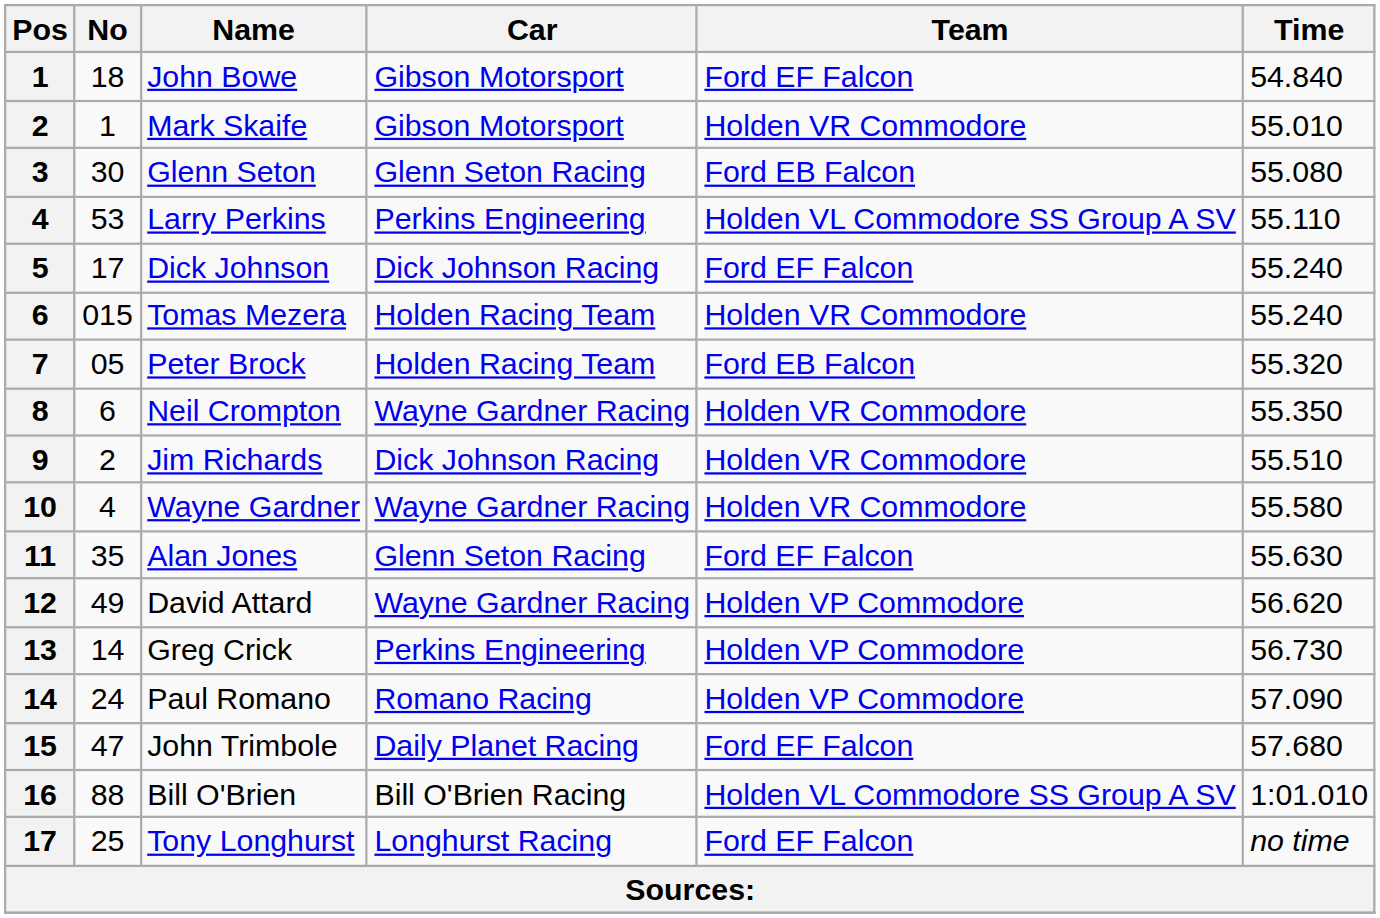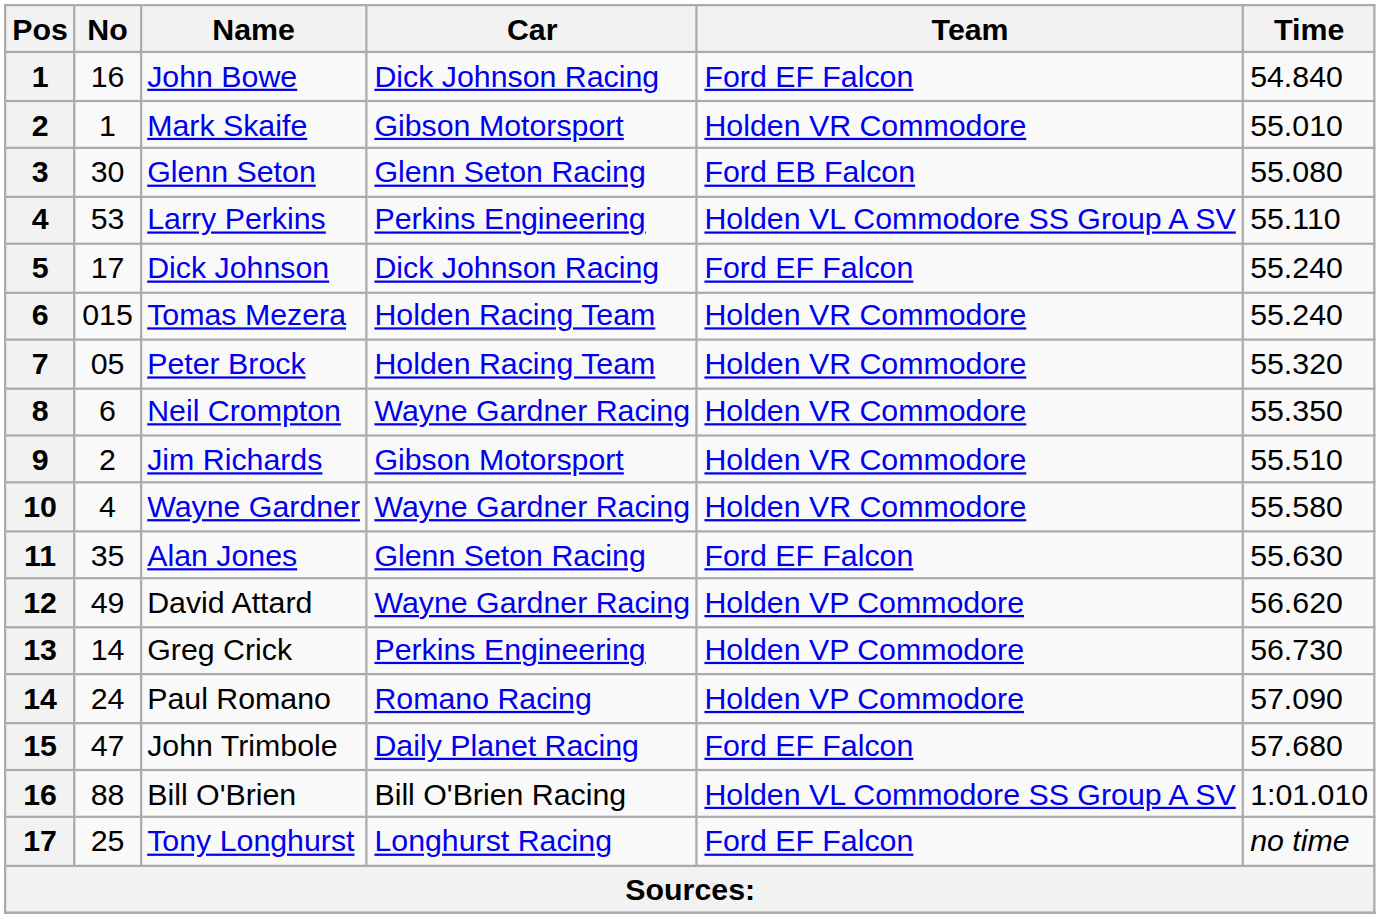(108, 76) 18 -> (108, 76) 16
(499, 76) Gibson Motorsport -> (517, 76) Dick Johnson Racing
(810, 363) Ford EB Falcon -> (865, 363) Holden VR Commodore
(517, 459) Dick Johnson Racing -> (499, 459) Gibson Motorsport
